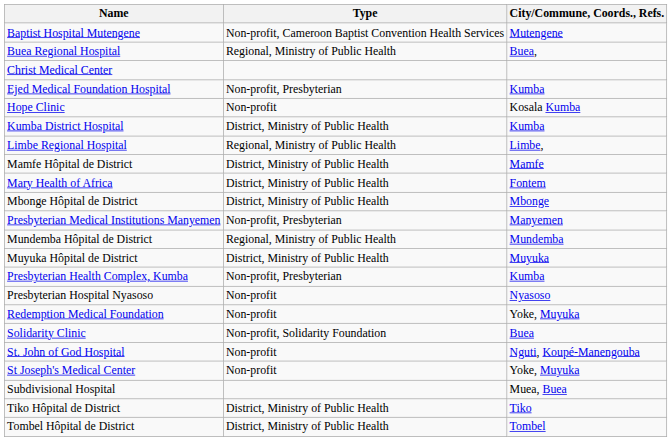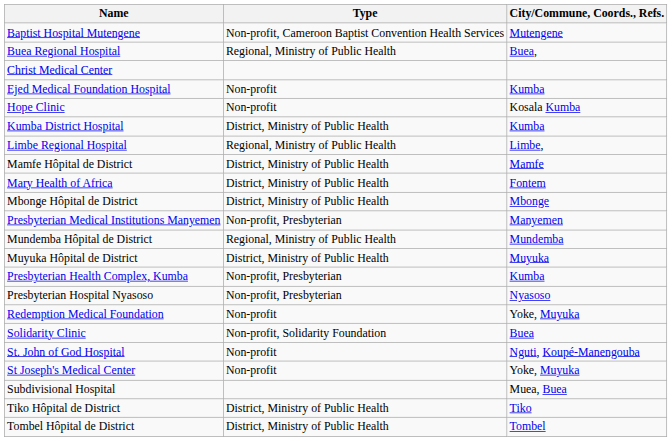(284, 88) Non-profit, Presbyterian -> (251, 88) Non-profit
(251, 295) Non-profit -> (284, 295) Non-profit, Presbyterian
